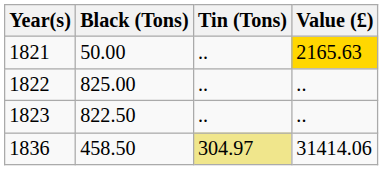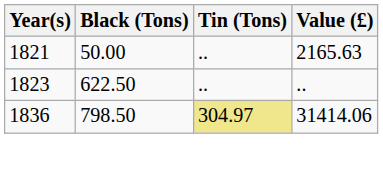(329, 52) gold background -> (329, 52) no background
- row: (29, 84)
(108, 116) 822.50 -> (108, 84) 622.50
(108, 148) 458.50 -> (108, 116) 798.50
